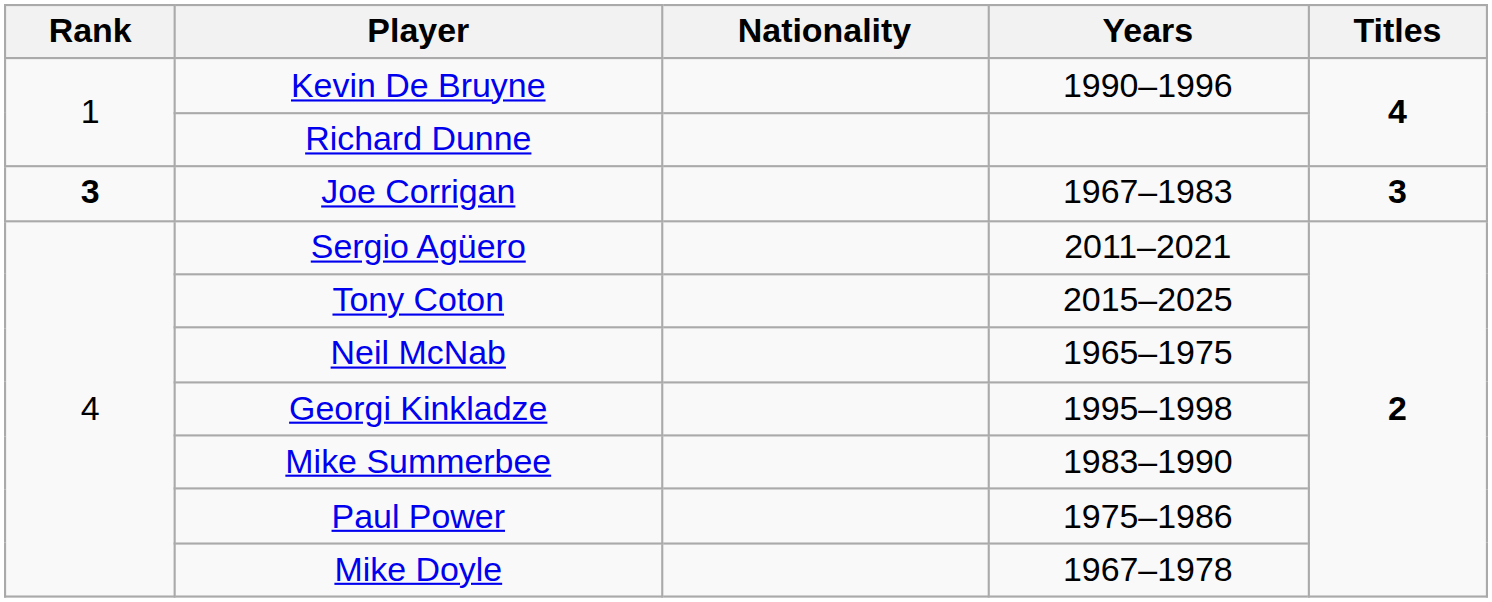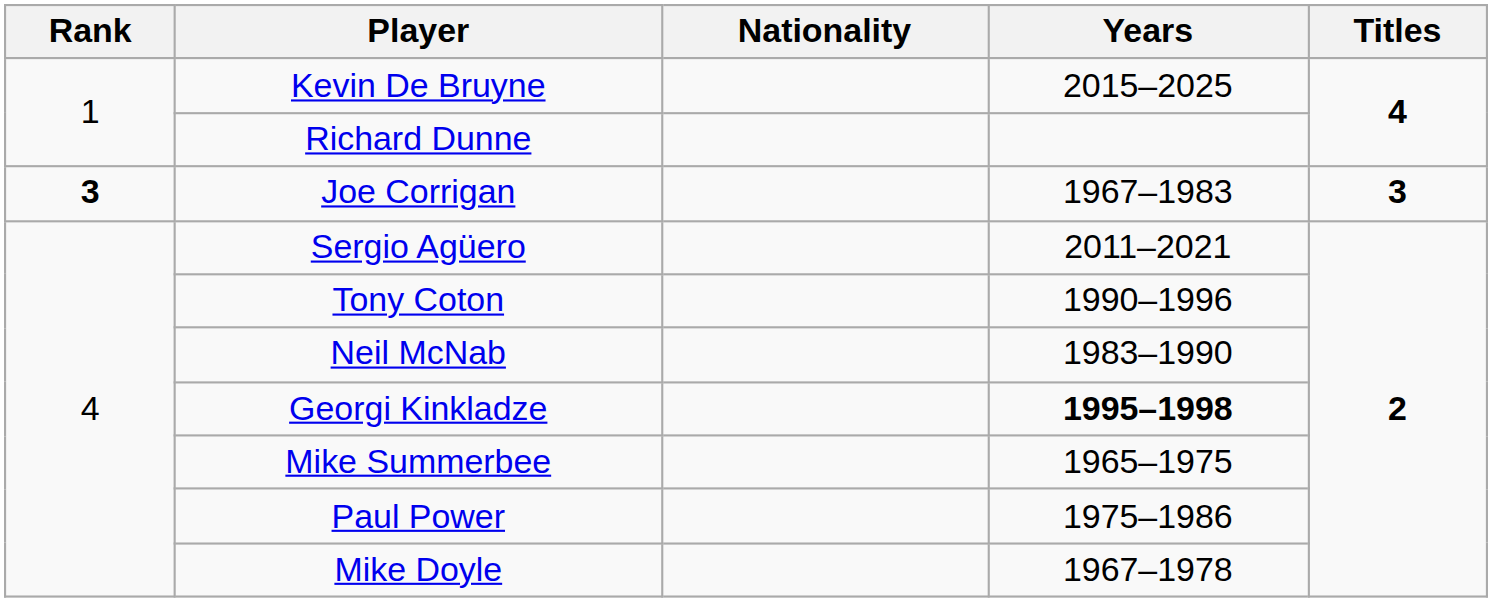(1148, 85) 1990–1996 -> (1148, 85) 2015–2025
(1148, 300) 2015–2025 -> (1148, 300) 1990–1996
(1148, 354) 1965–1975 -> (1148, 354) 1983–1990
(1148, 407) normal -> (1148, 407) bold
(1148, 461) 1983–1990 -> (1148, 461) 1965–1975
